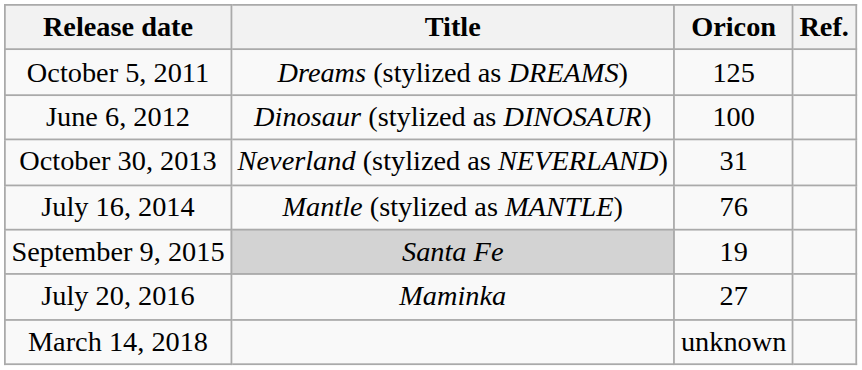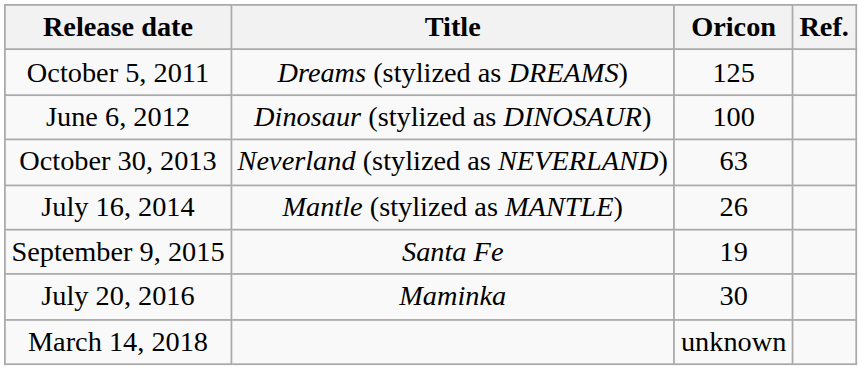(734, 161) 31 -> (734, 161) 63
(734, 206) 76 -> (734, 206) 26
(453, 251) lightgrey background -> (453, 251) no background
(734, 296) 27 -> (734, 296) 30
